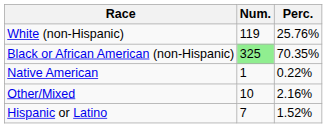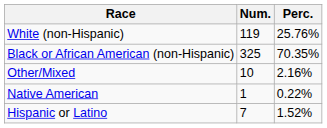(250, 53) lightgreen background -> (250, 53) no background
rows swapped: (53, 73) <-> (41, 93)
